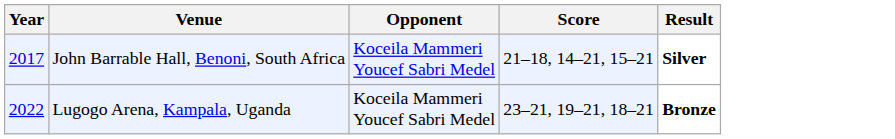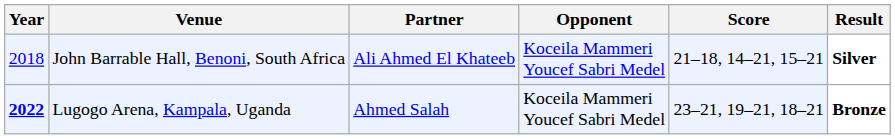+ column: (434, 19)
(26, 59) 2017 -> (26, 59) 2018
(26, 109) normal -> (26, 109) bold
